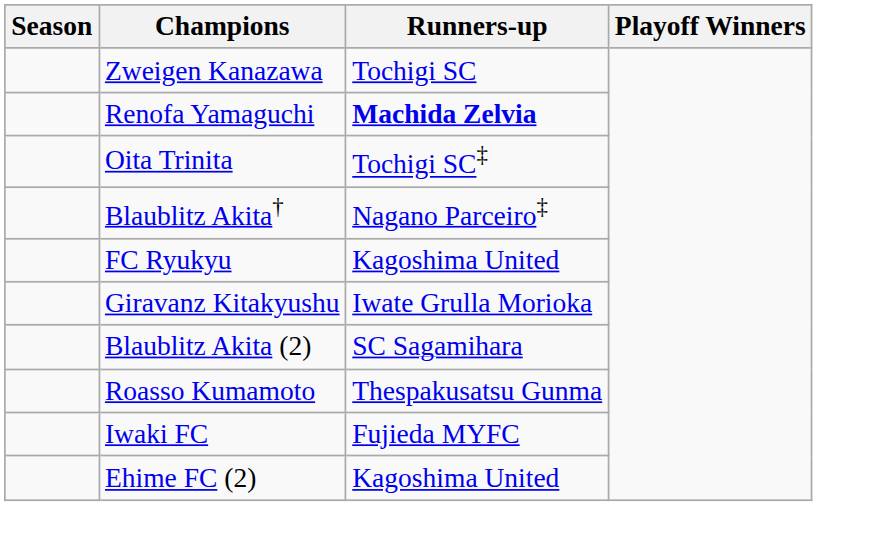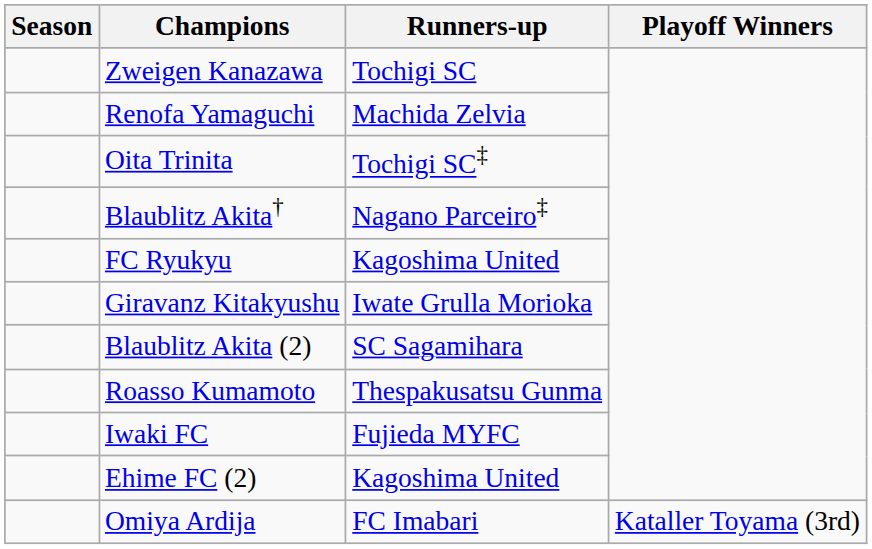(444, 113) bold -> (439, 113) normal
+ row: (180, 521)
